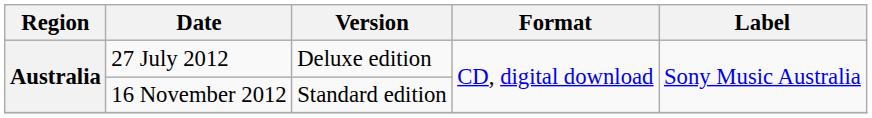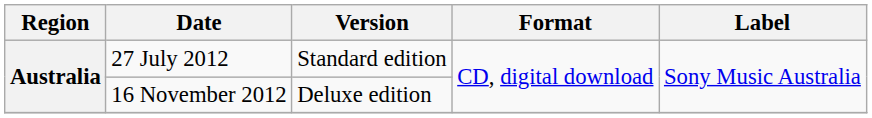(364, 58) Deluxe edition -> (372, 58) Standard edition
(372, 94) Standard edition -> (364, 94) Deluxe edition
